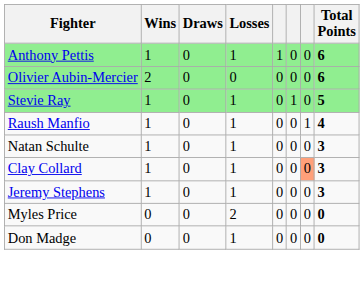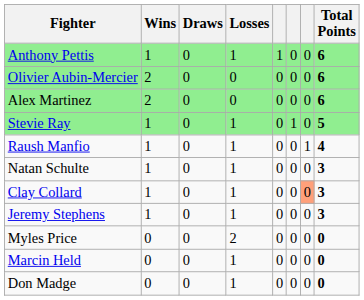+ row: (50, 100)
+ row: (44, 260)
